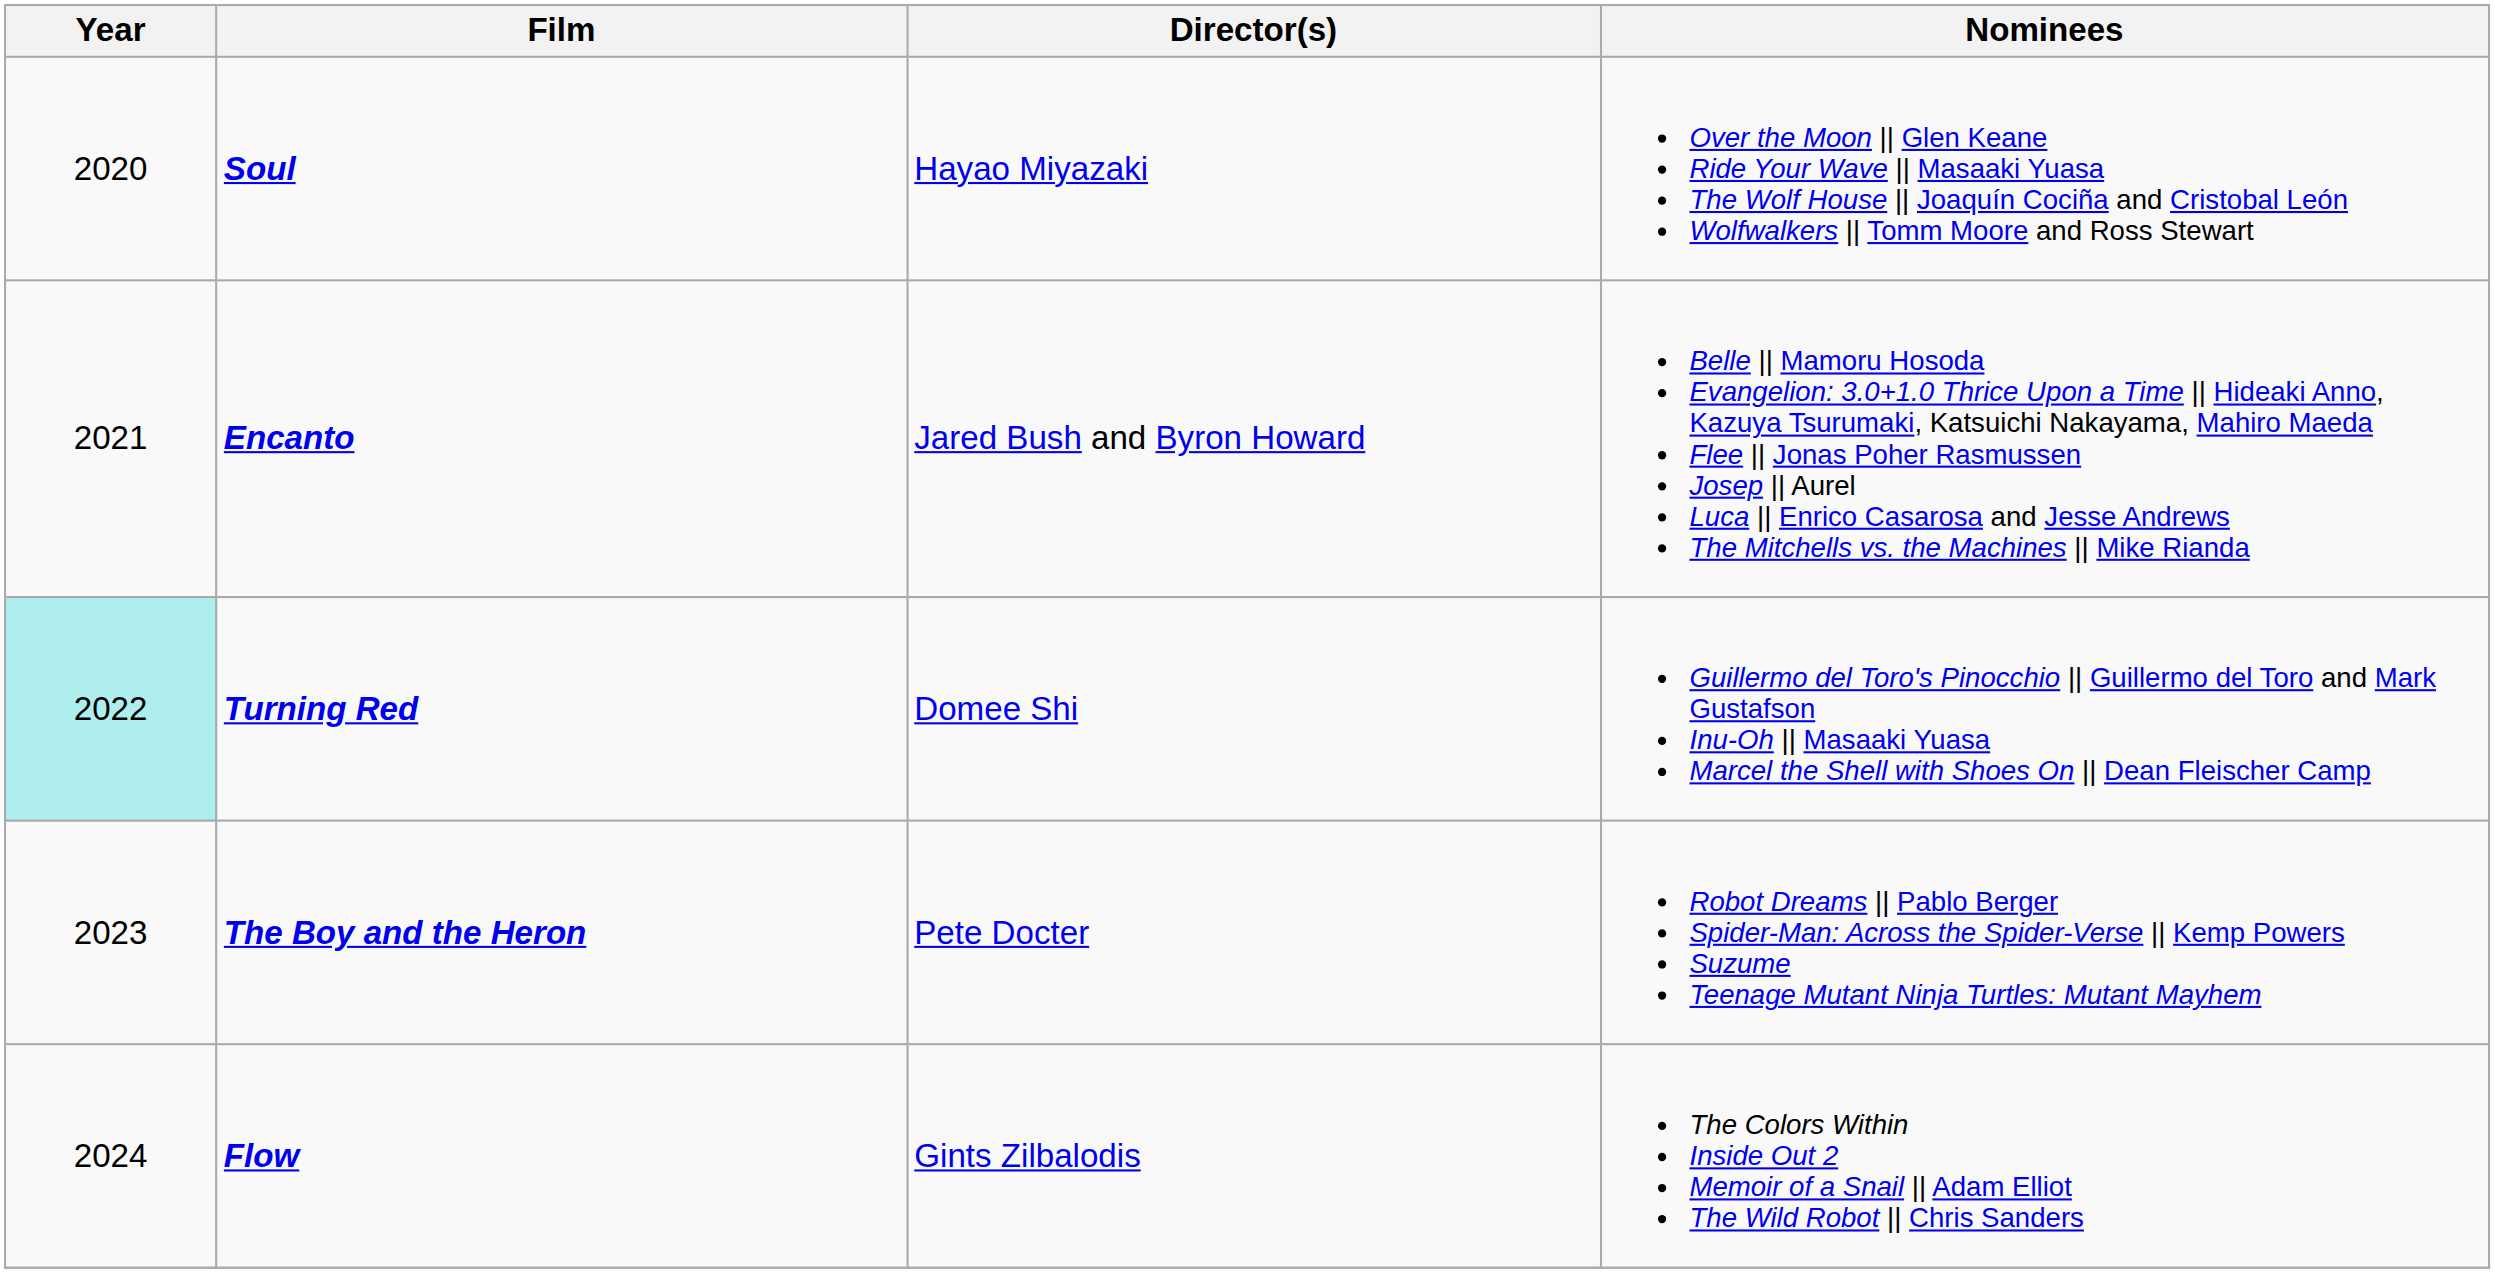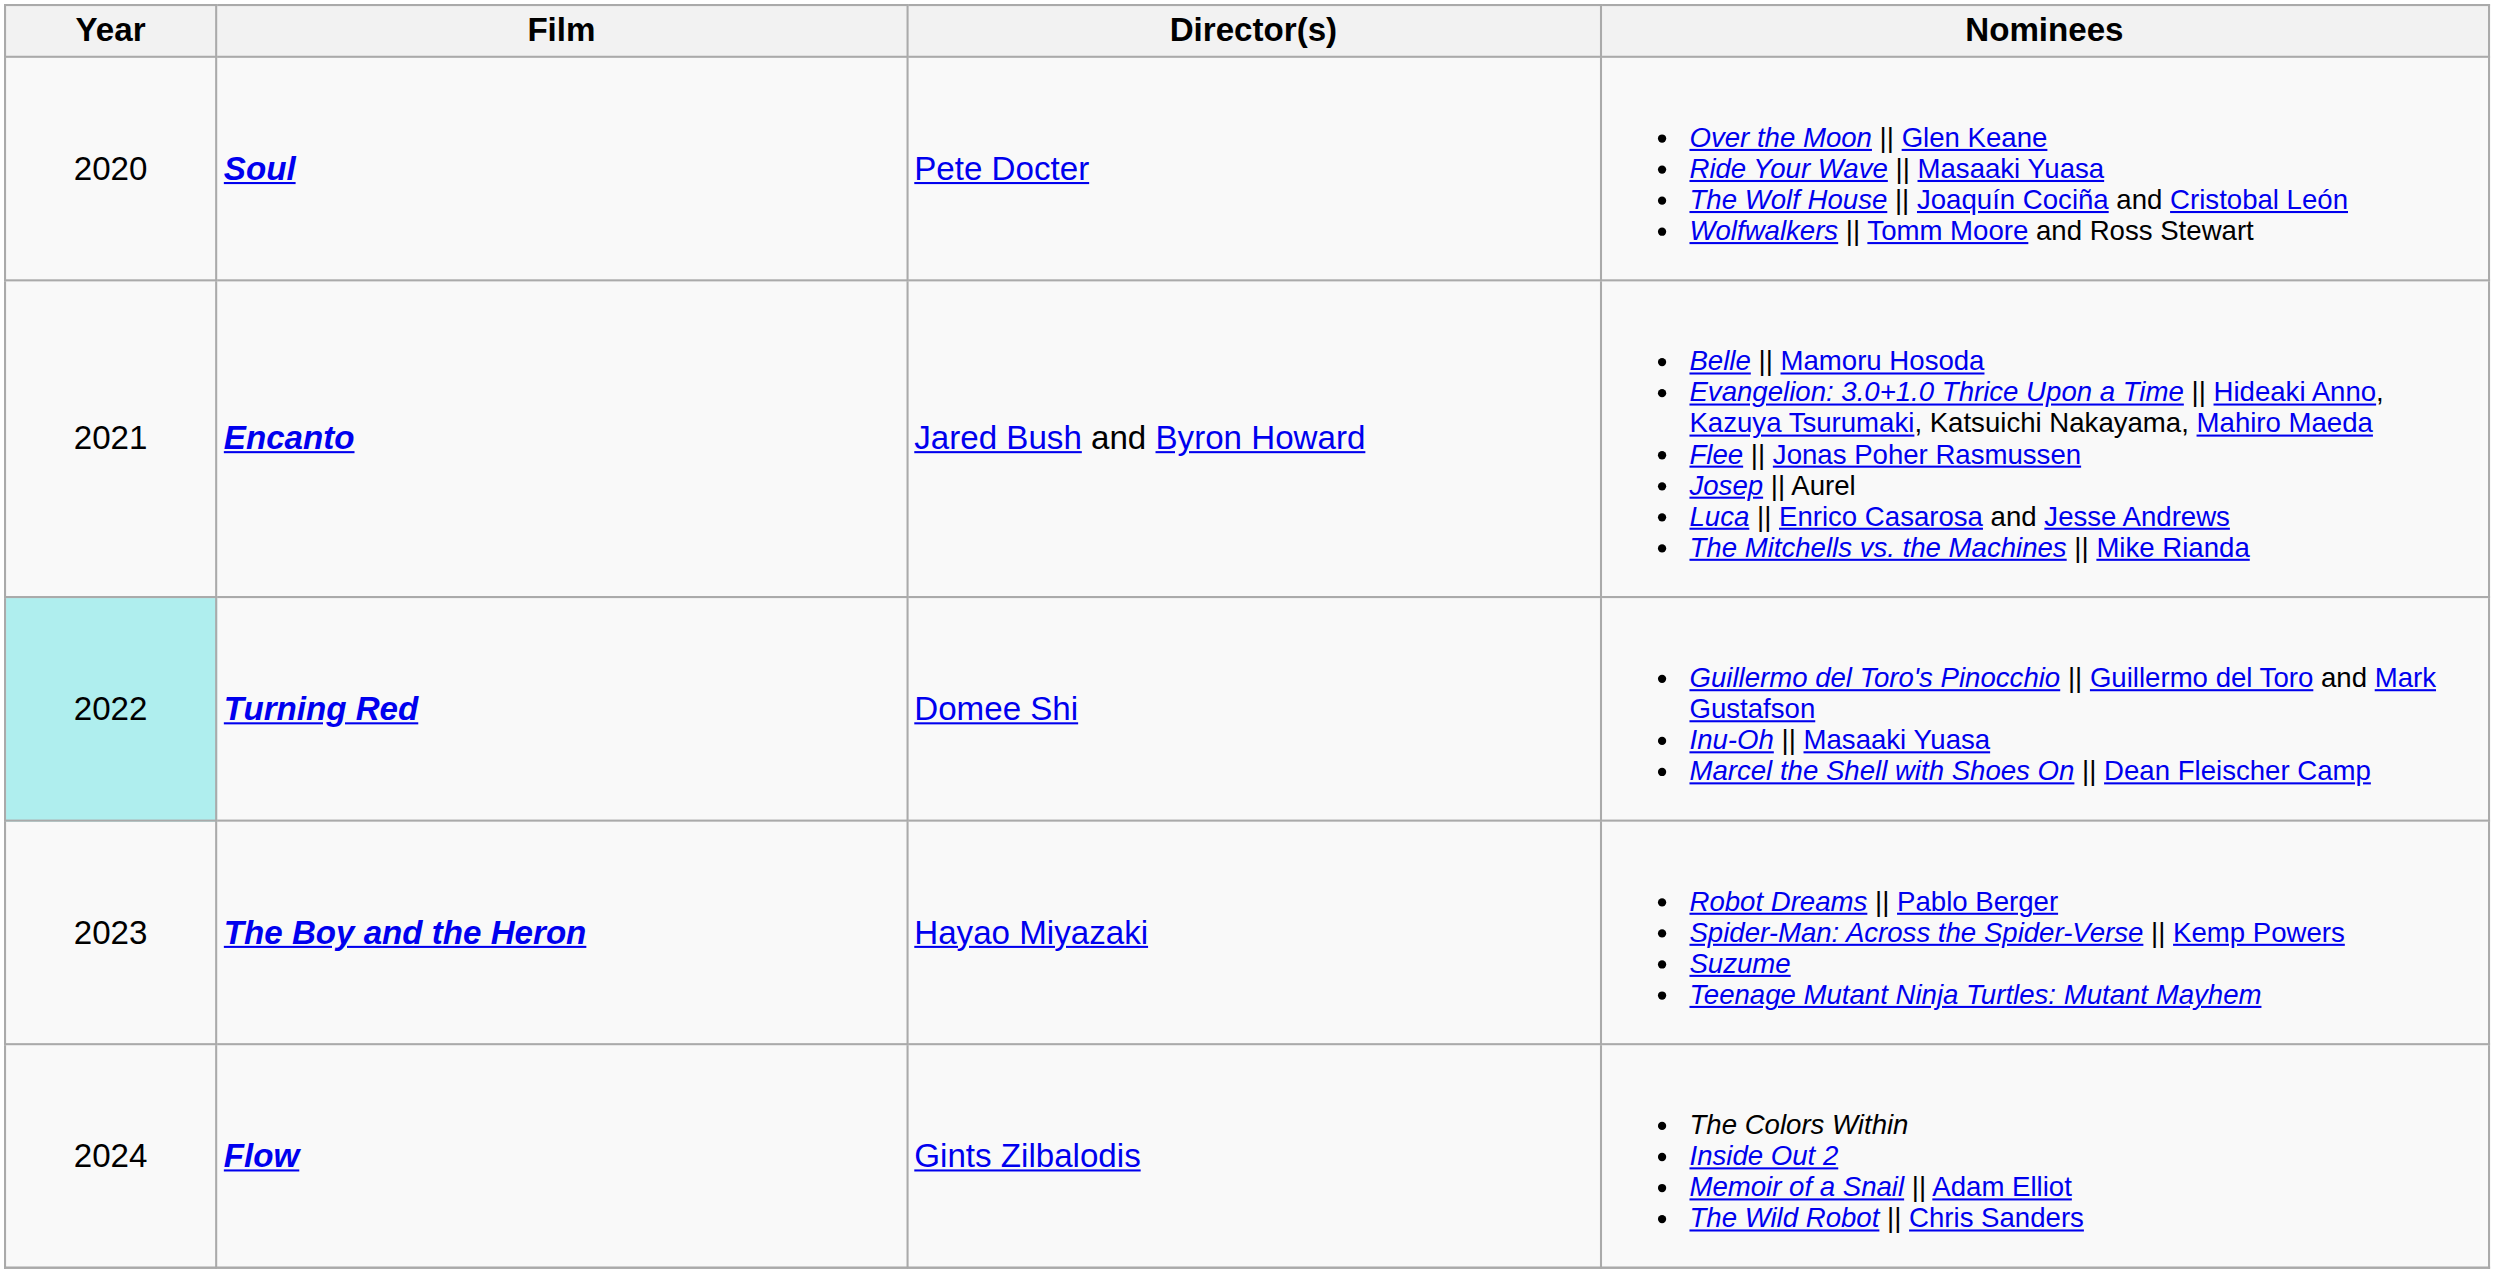(1031, 168) Hayao Miyazaki -> (1002, 168) Pete Docter
(1002, 932) Pete Docter -> (1031, 932) Hayao Miyazaki
